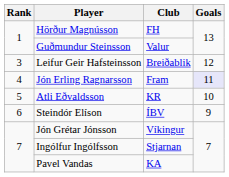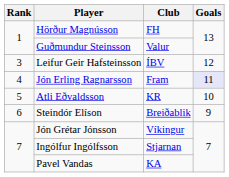(168, 63) Breiðablik -> (155, 63) ÍBV
(155, 113) ÍBV -> (168, 113) Breiðablik
